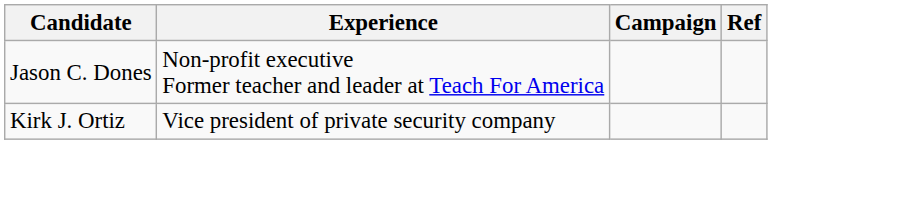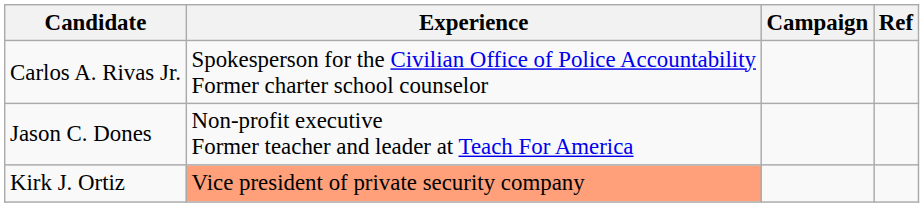+ row: (95, 71)
(359, 120) no background -> (388, 182) lightsalmon background
